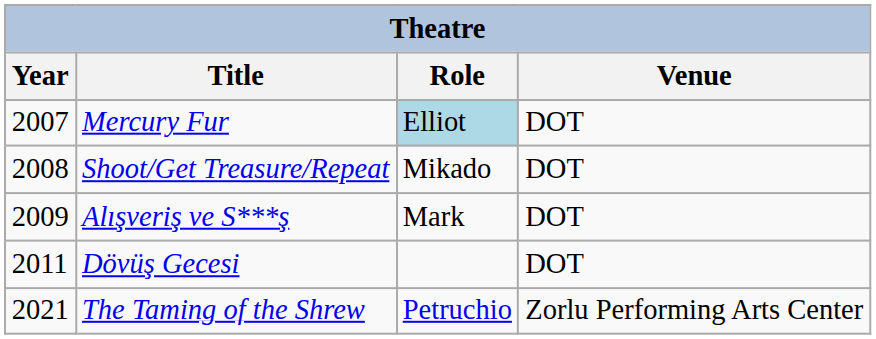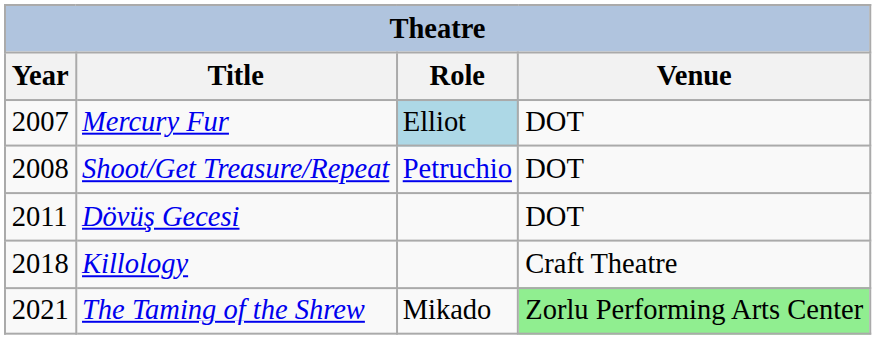(447, 169) Mikado -> (457, 169) Petruchio
- row: (186, 216)
+ row: (135, 263)
(457, 310) Petruchio -> (447, 310) Mikado
(694, 310) no background -> (694, 310) lightgreen background
